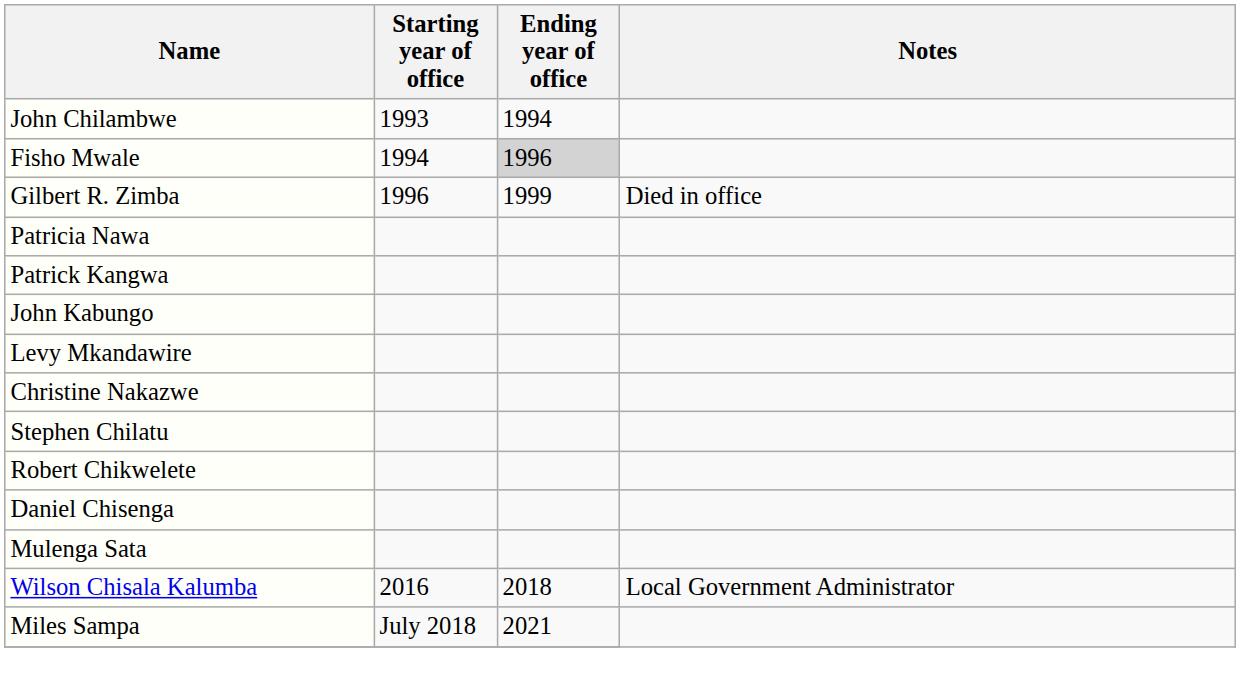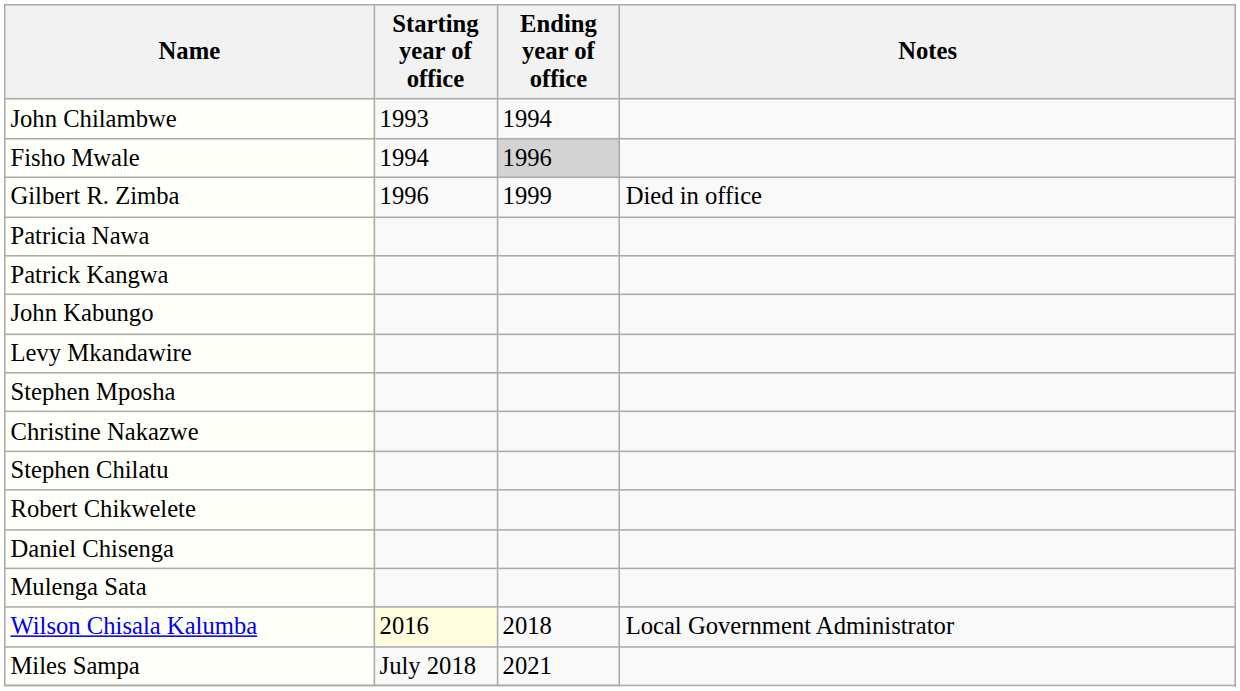+ row: (93, 392)
(404, 587) no background -> (404, 626) lightyellow background
